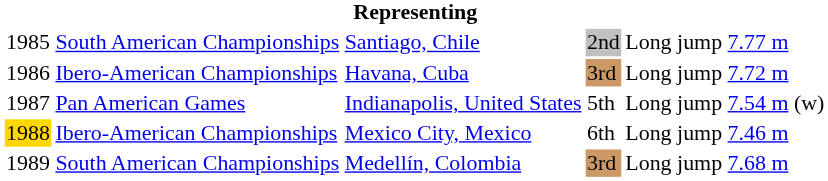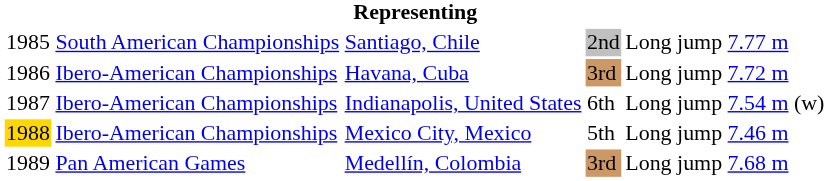(150, 102) Pan American Games -> (196, 102) Ibero-American Championships
(601, 102) 5th -> (601, 102) 6th
(601, 132) 6th -> (601, 132) 5th
(197, 162) South American Championships -> (150, 162) Pan American Games
